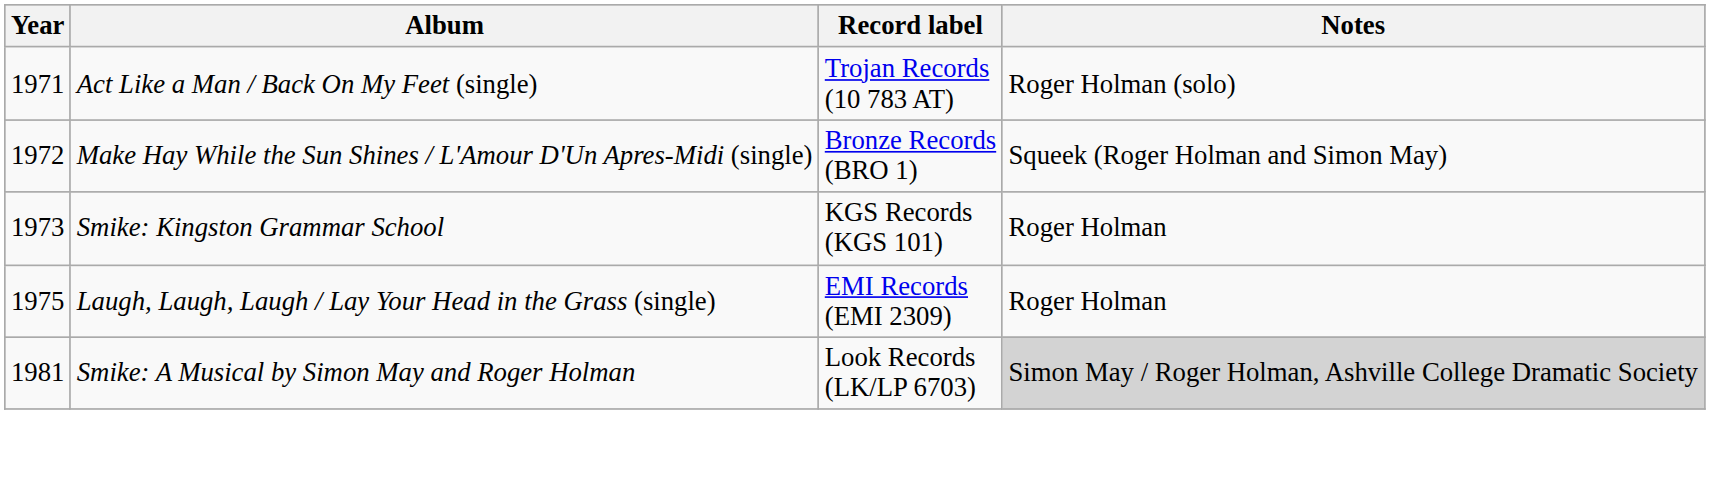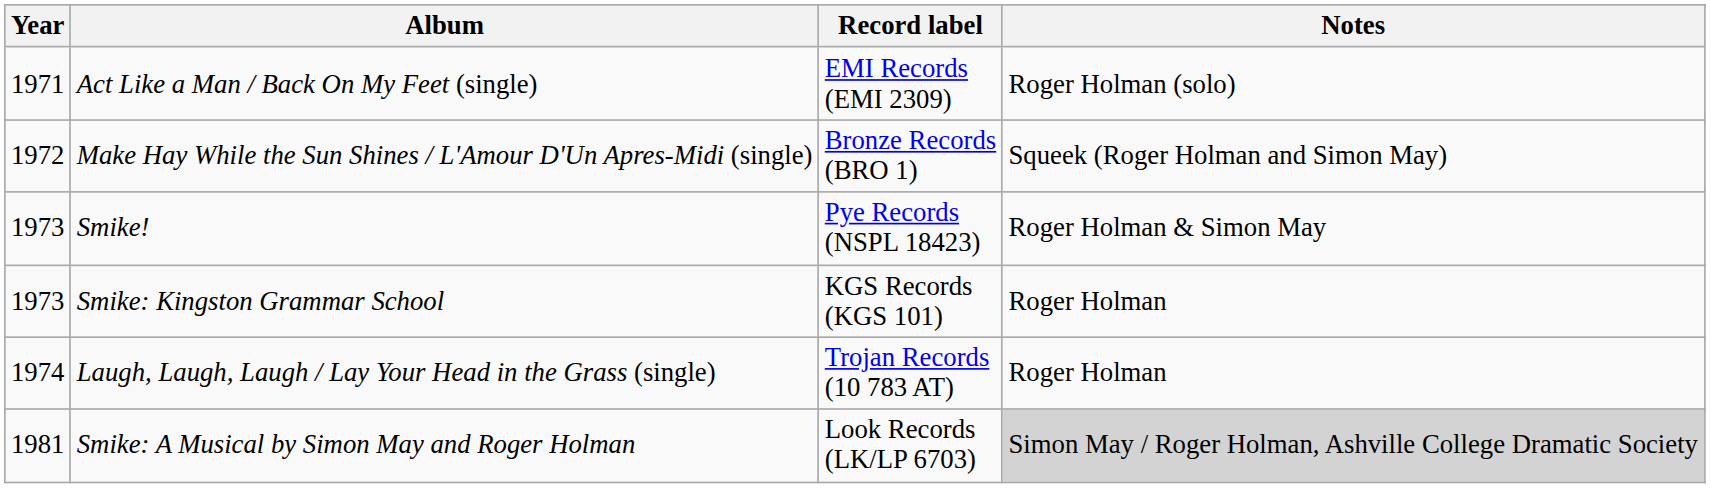(907, 83) Trojan Records (10 783 AT) -> (896, 83) EMI Records (EMI 2309)
+ row: (113, 227)
(38, 300) 1975 -> (38, 372) 1974
(896, 300) EMI Records (EMI 2309) -> (907, 372) Trojan Records (10 783 AT)
